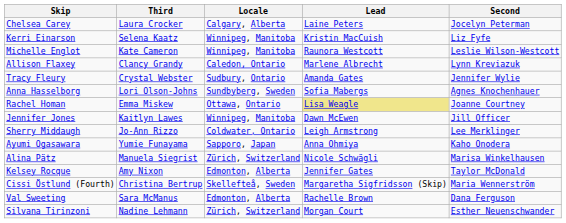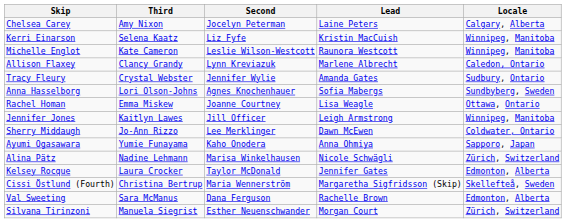columns swapped: (505, 11) <-> (253, 11)
(151, 24) Laura Crocker -> (141, 24) Amy Nixon
(331, 104) khaki background -> (346, 104) no background
(331, 118) Dawn McEwen -> (356, 118) Leigh Armstrong
(341, 131) Leigh Armstrong -> (346, 131) Dawn McEwen
(158, 158) Manuela Siegrist -> (153, 158) Nadine Lehmann
(141, 171) Amy Nixon -> (151, 171) Laura Crocker
(153, 211) Nadine Lehmann -> (158, 211) Manuela Siegrist
